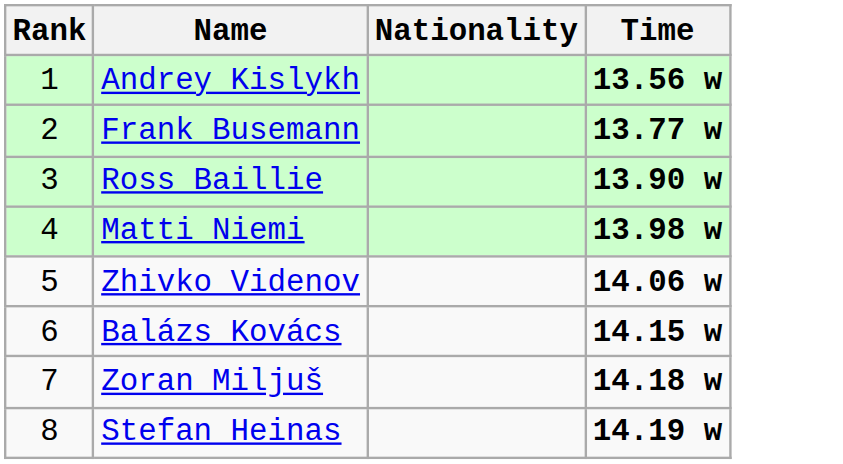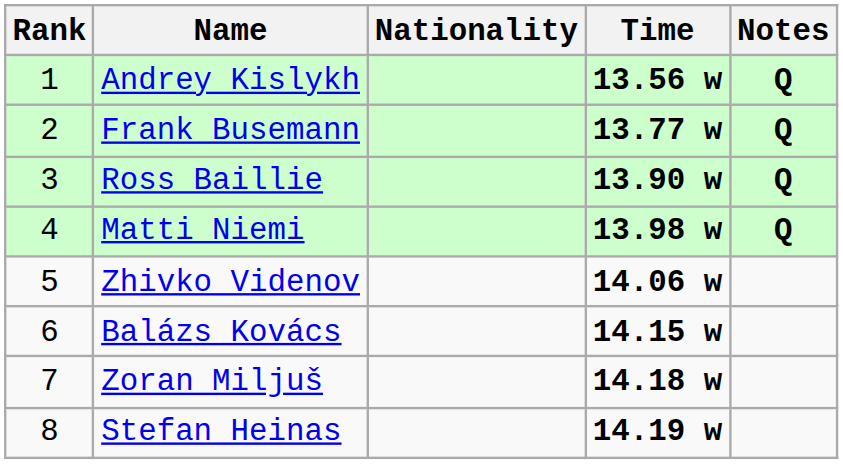+ column: (783, 30)
